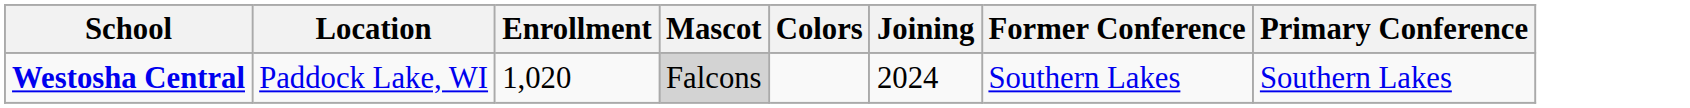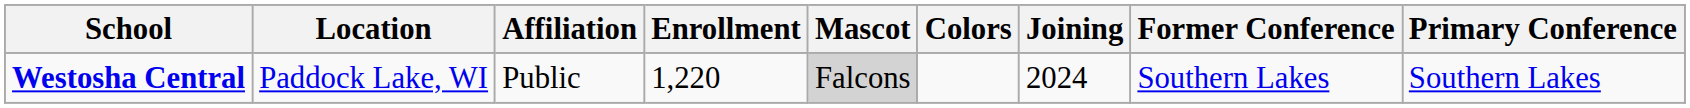+ column: (570, 28)
(537, 77) 1,020 -> (686, 77) 1,220
